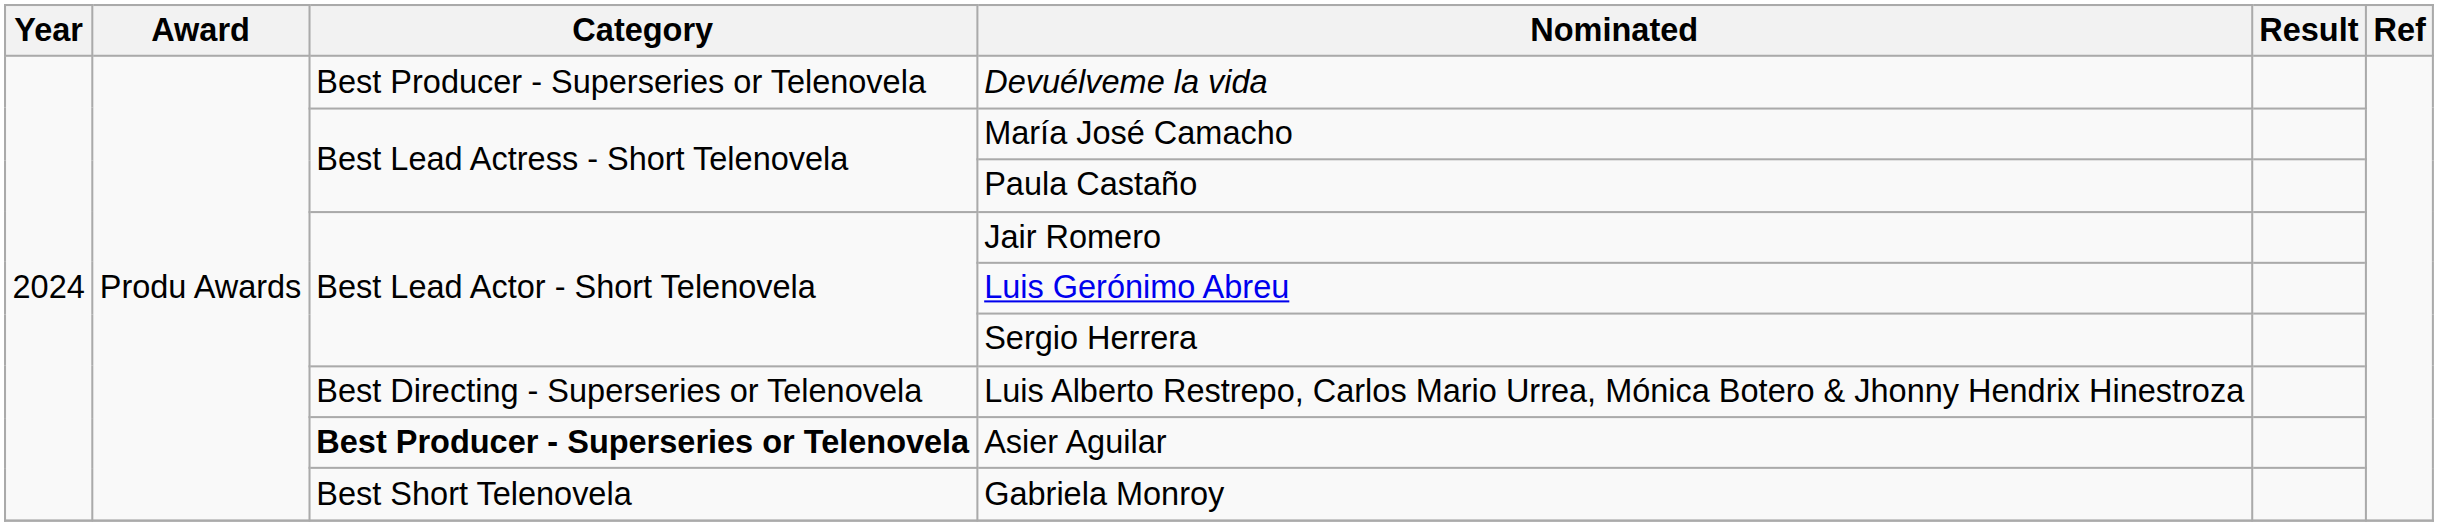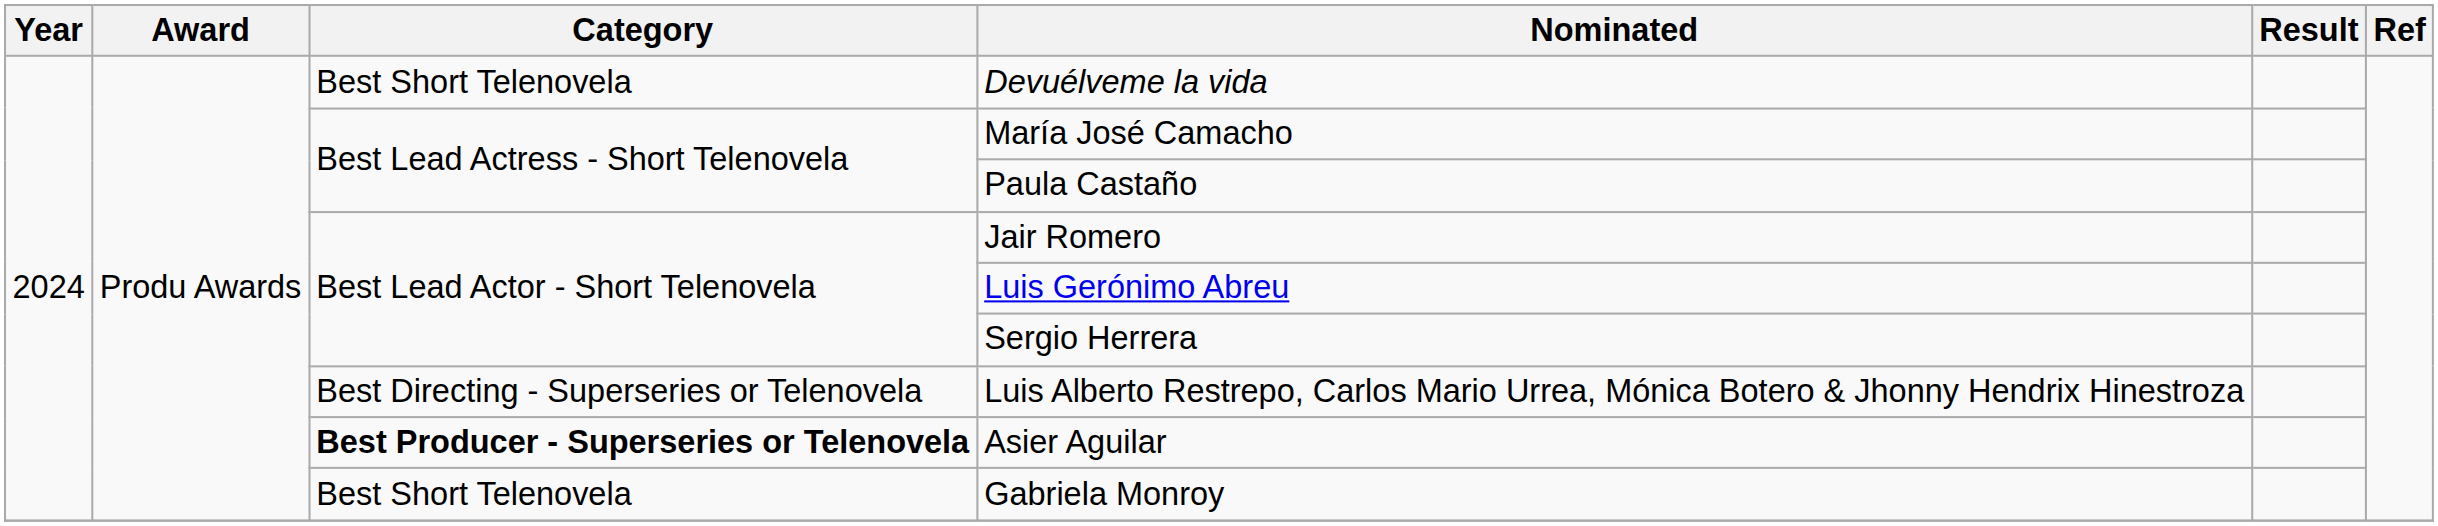(621, 81) Best Producer - Superseries or Telenovela -> (474, 81) Best Short Telenovela
